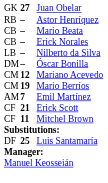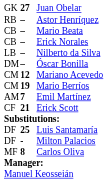- row: (65, 119)
+ row: (66, 141)
+ row: (60, 152)
